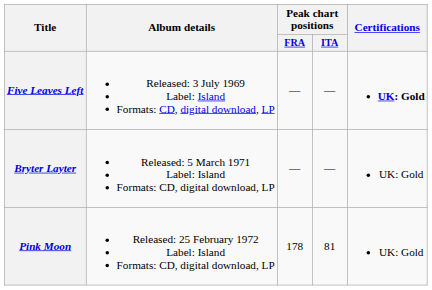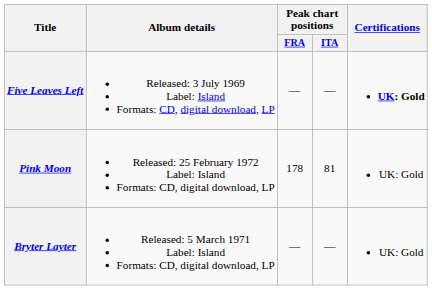rows swapped: (45, 168) <-> (45, 246)
